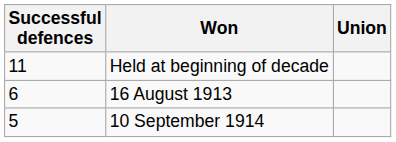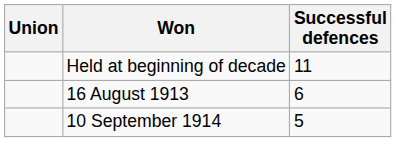columns swapped: (362, 28) <-> (55, 28)
